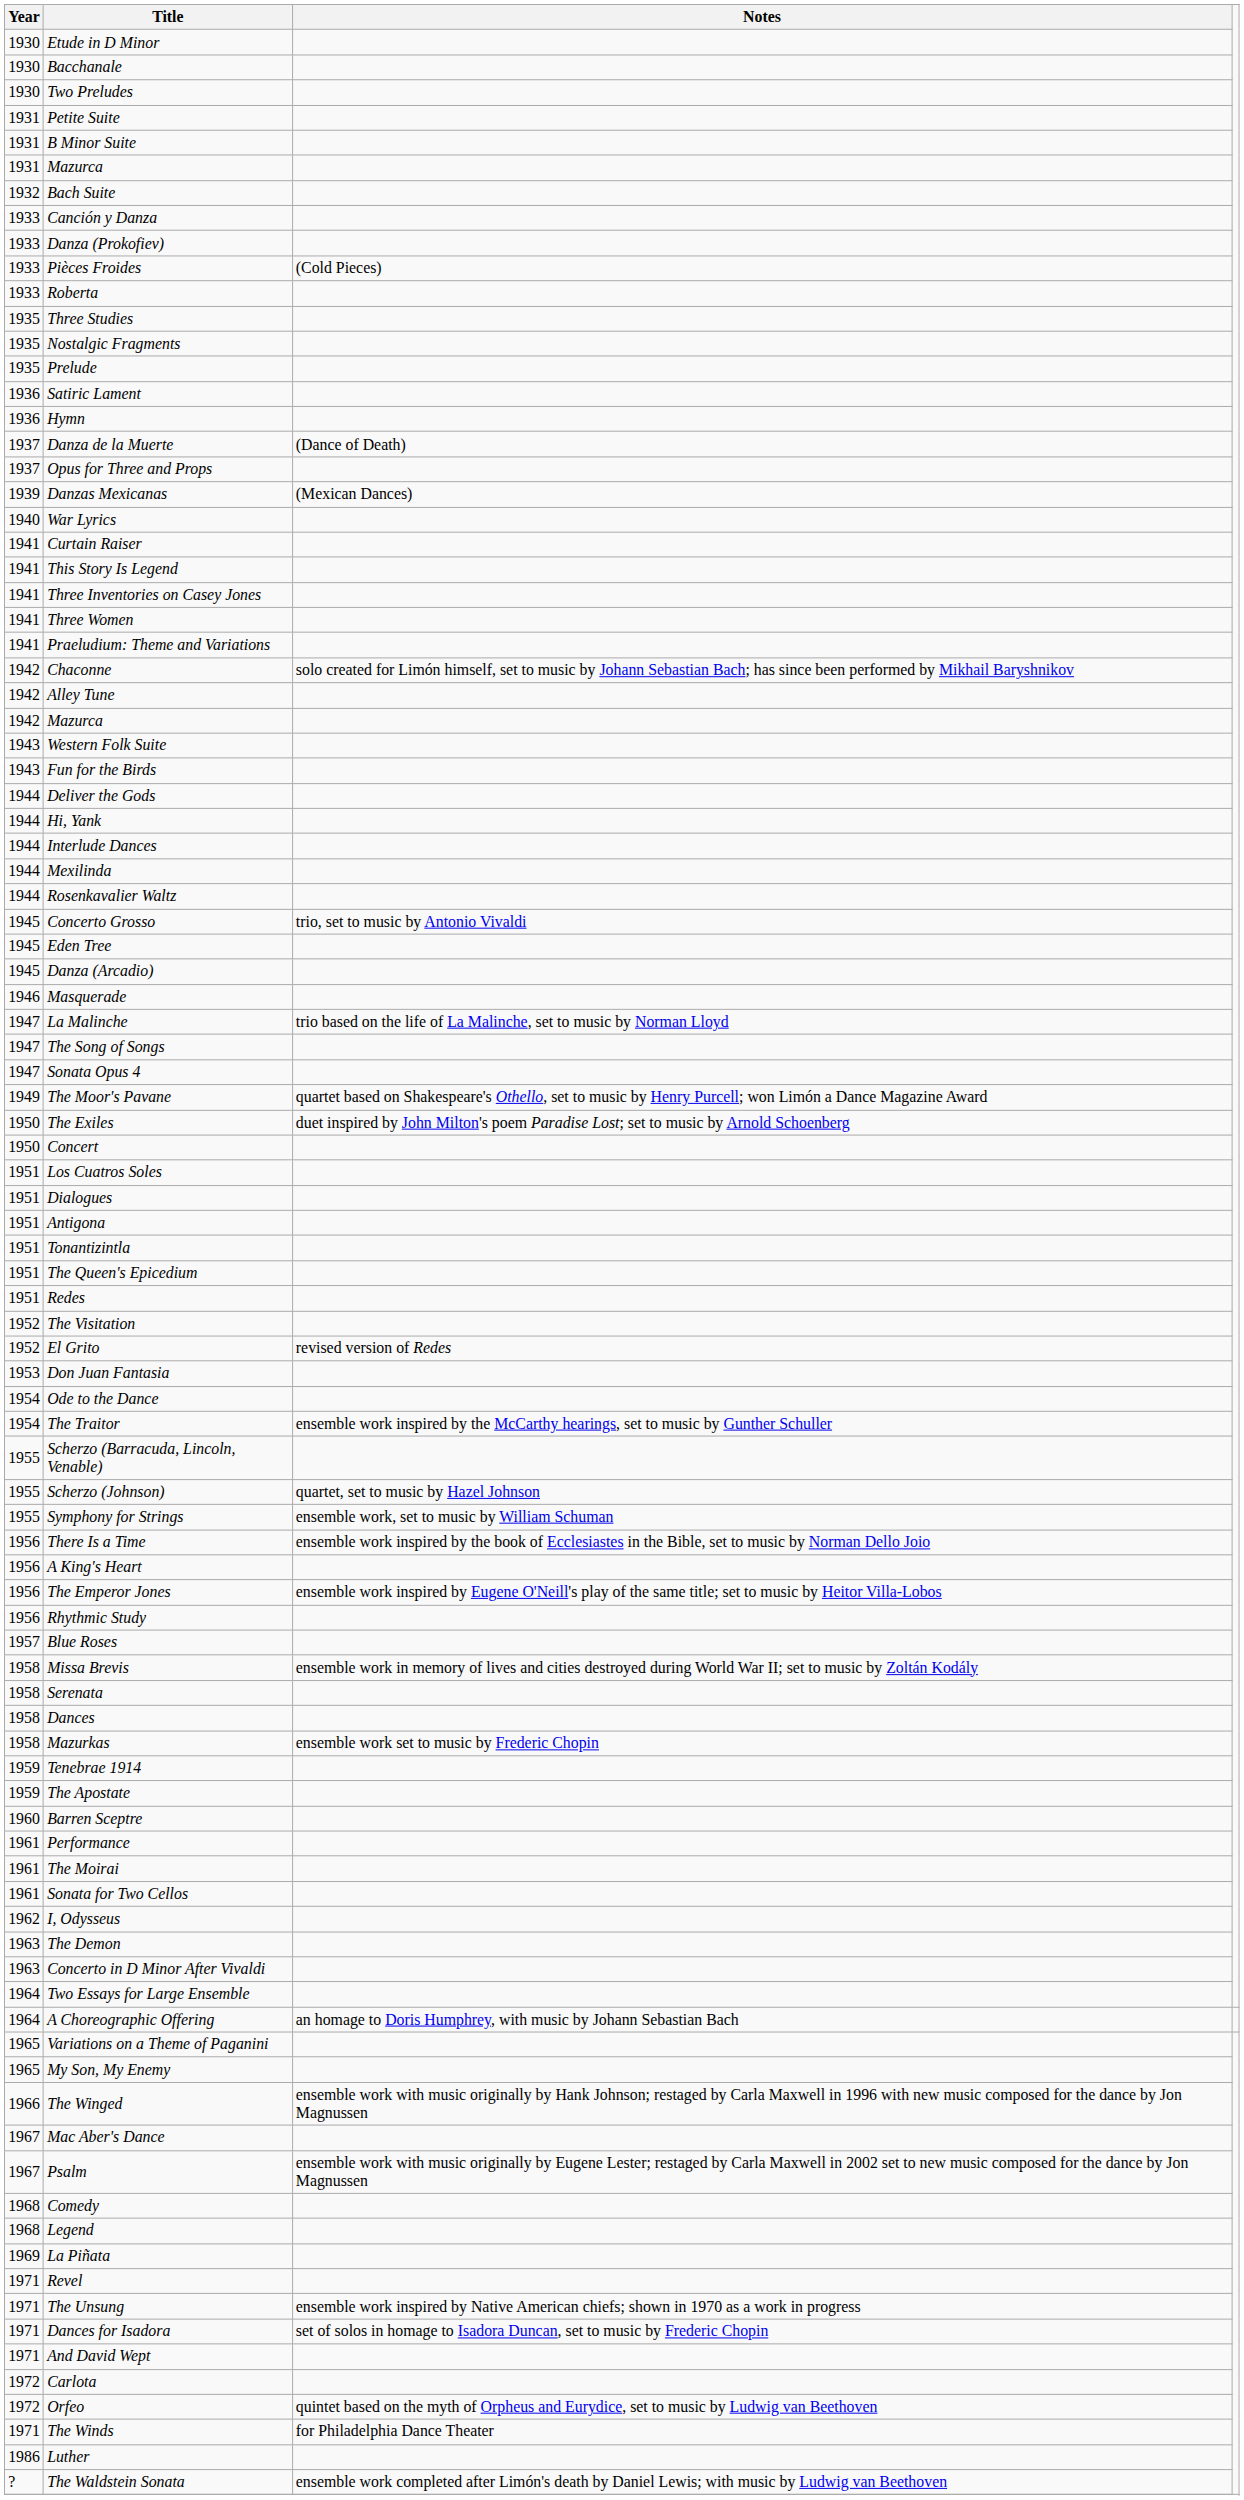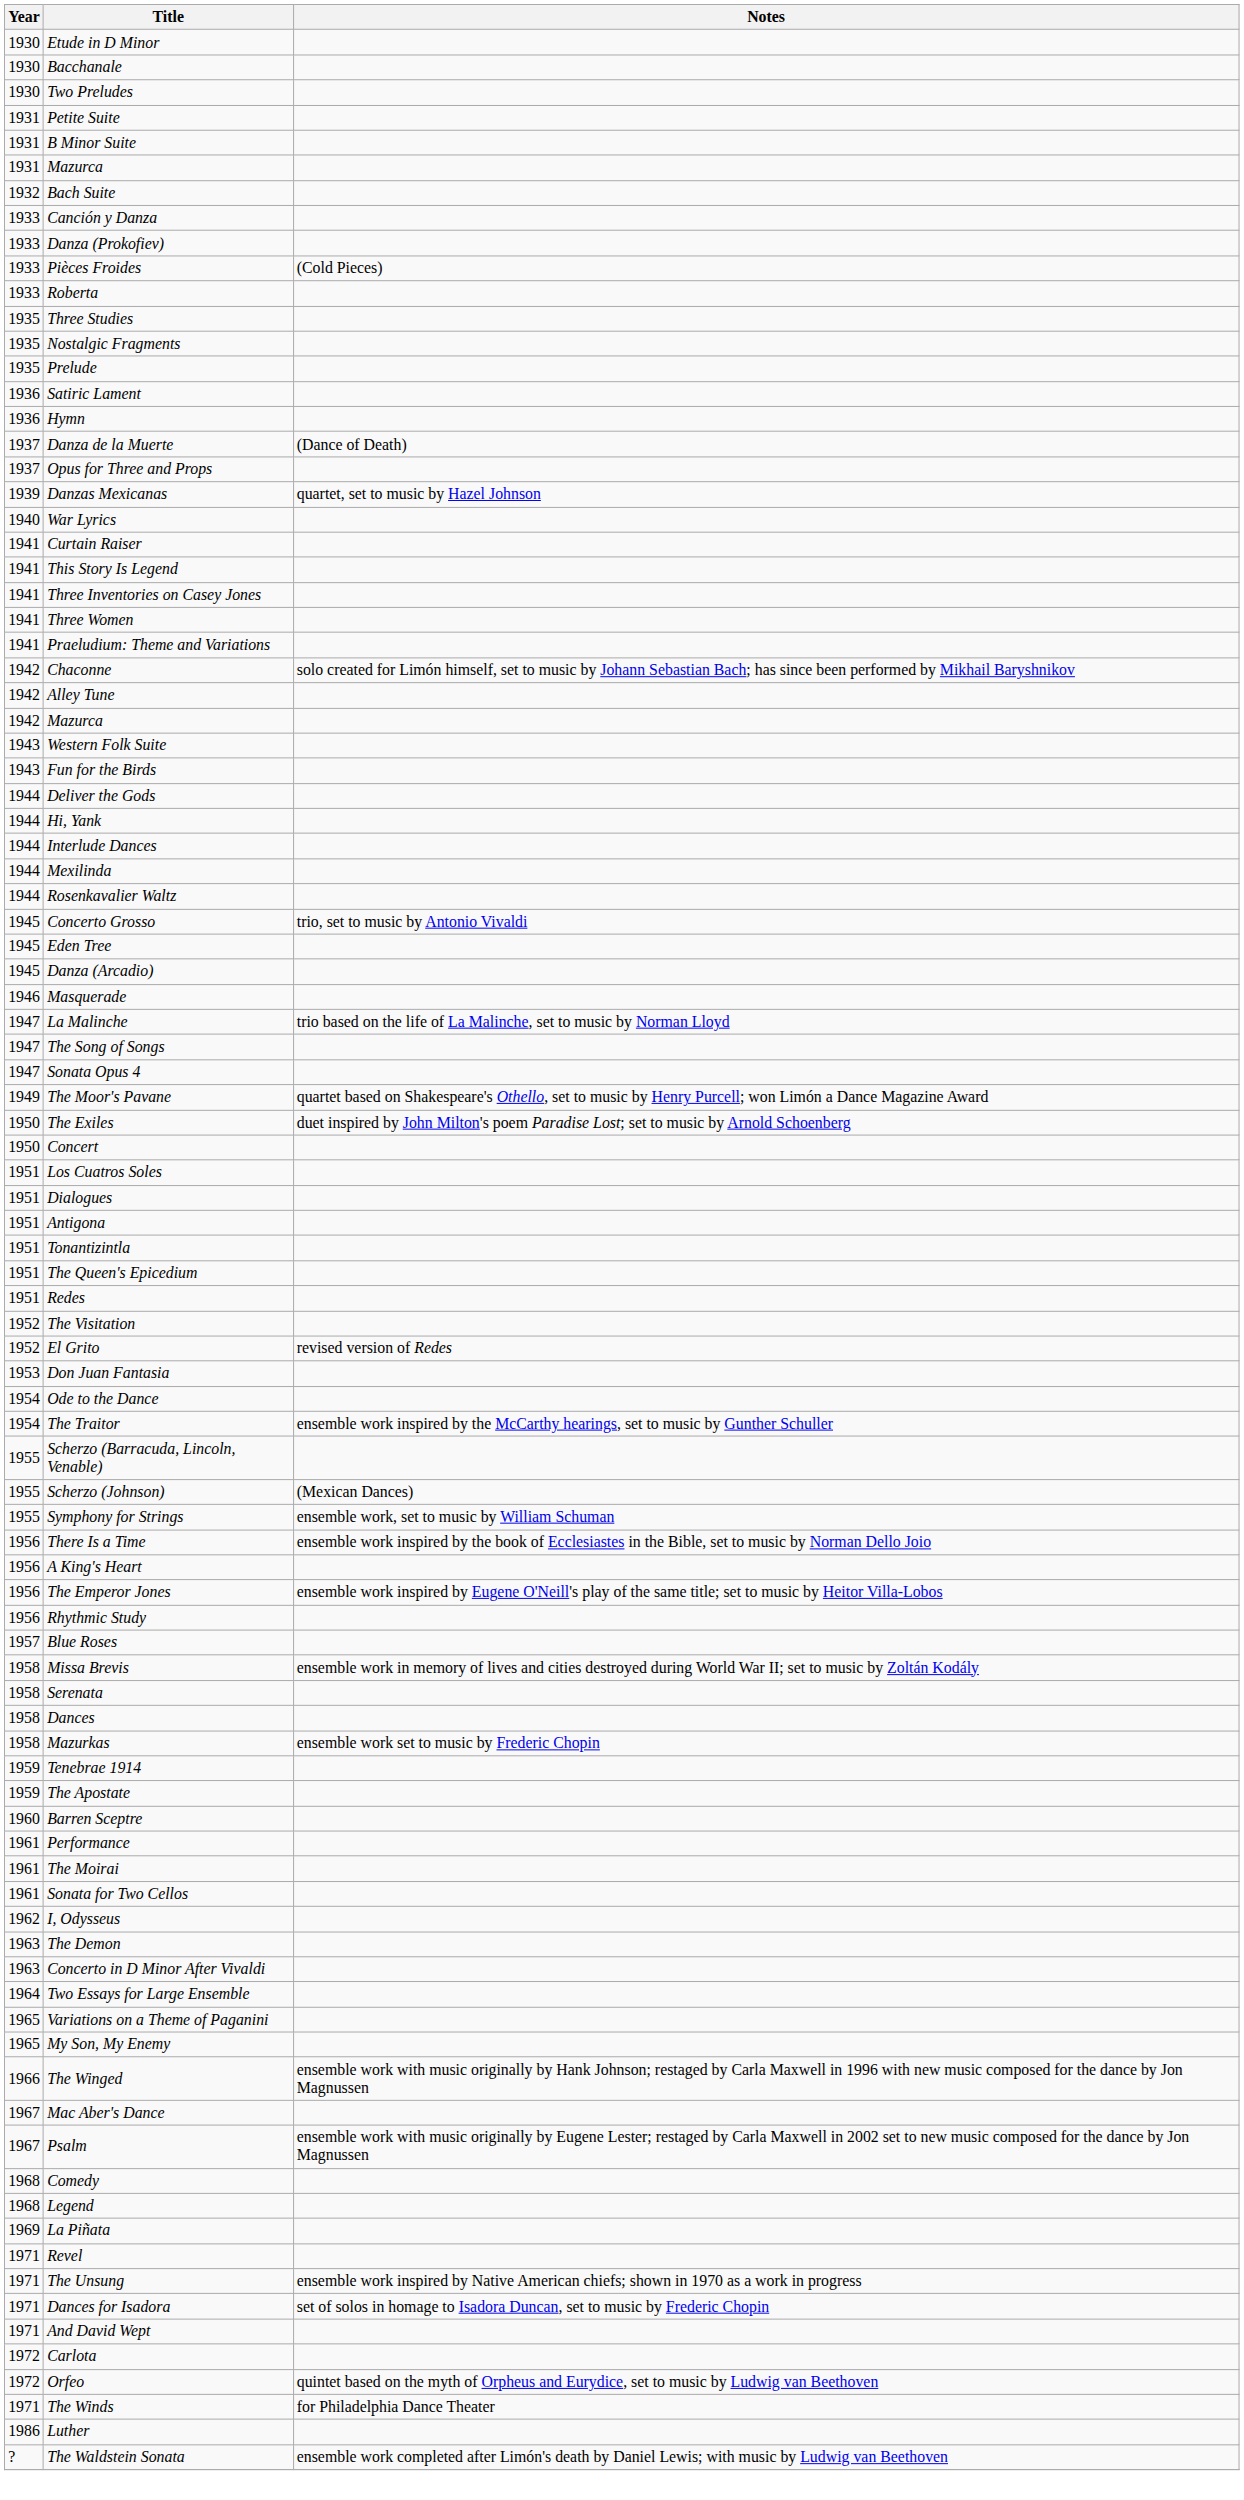(354, 494) (Mexican Dances) -> (419, 494) quartet, set to music by Hazel Johnson
(418, 1491) quartet, set to music by Hazel Johnson -> (355, 1491) (Mexican Dances)
- row: (24, 2019)
